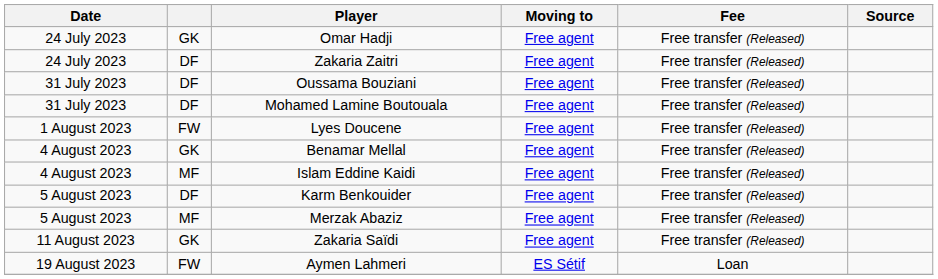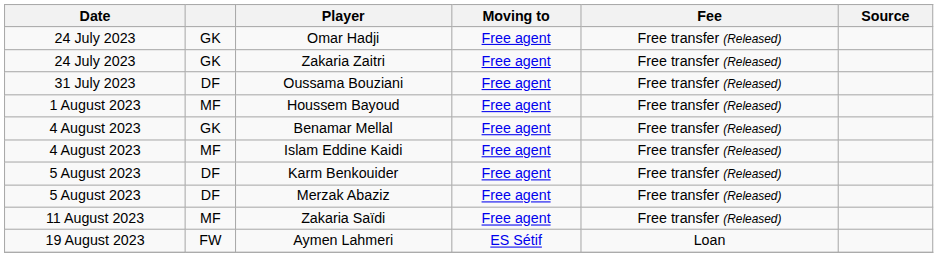(189, 60) DF -> (210, 60) GK
- row: (356, 105)
- row: (356, 128)
+ row: (343, 105)
(189, 218) MF -> (210, 195) DF
(189, 240) GK -> (210, 218) MF
